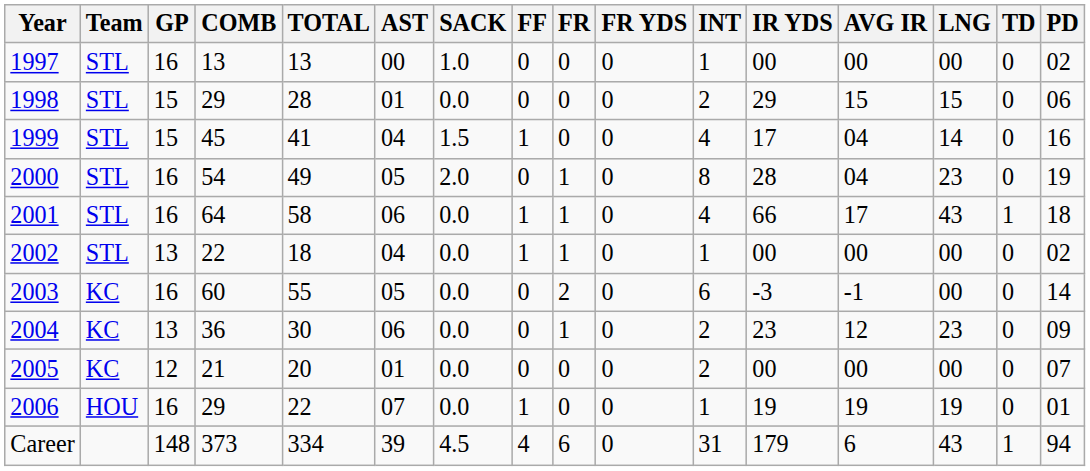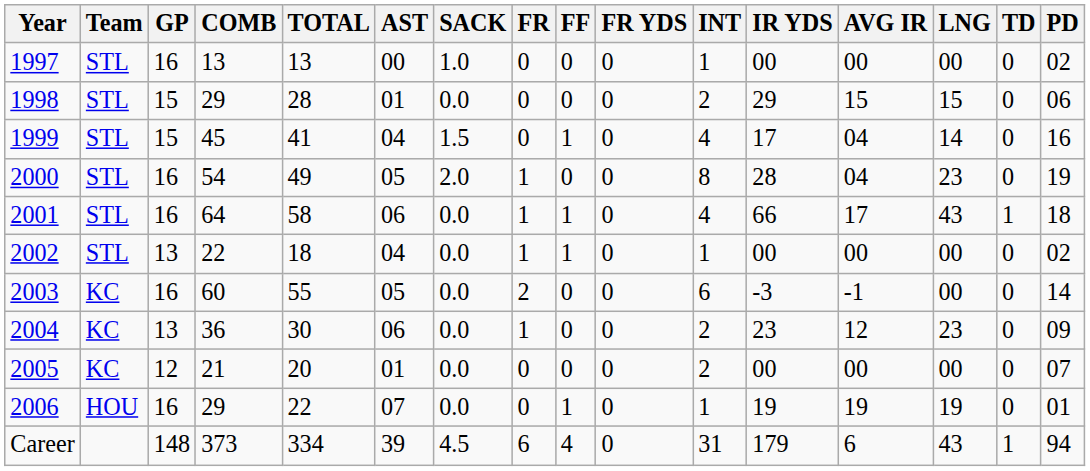columns swapped: (532, 23) <-> (574, 23)
